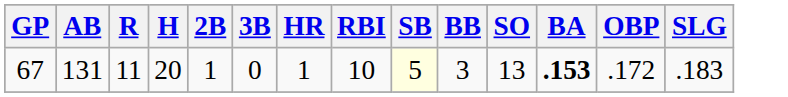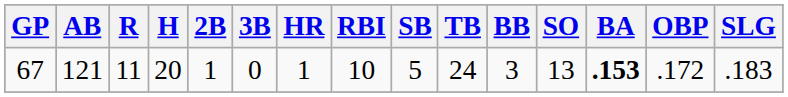+ column: (463, 26)
(82, 69) 131 -> (82, 69) 121
(415, 69) lightyellow background -> (415, 69) no background
